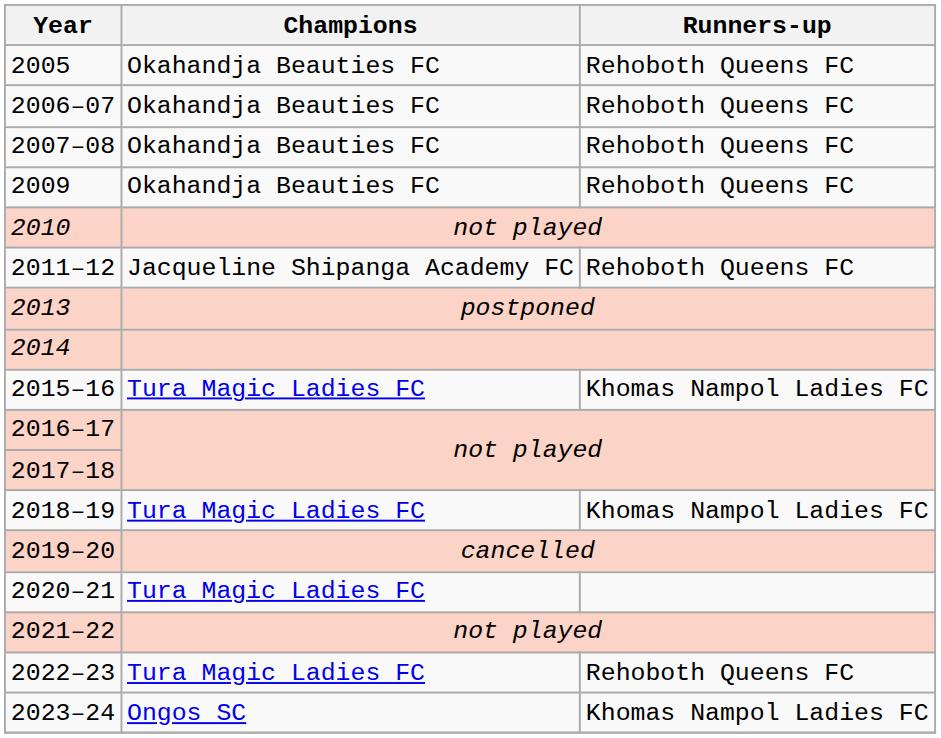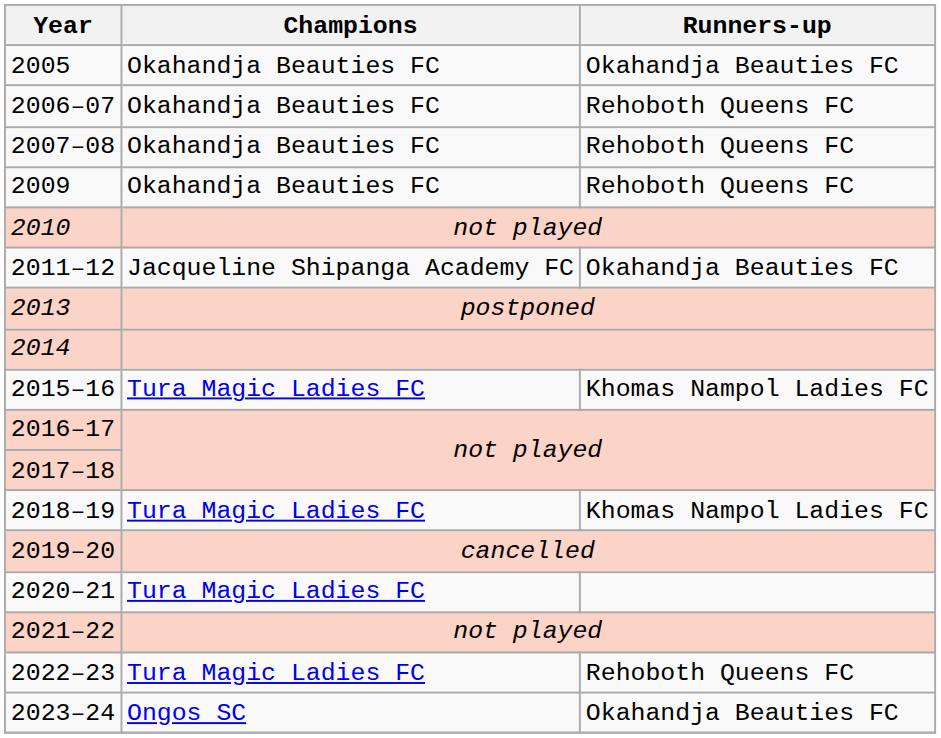(720, 66) Rehoboth Queens FC -> (742, 66) Okahandja Beauties FC
(720, 268) Rehoboth Queens FC -> (742, 268) Okahandja Beauties FC
(757, 713) Khomas Nampol Ladies FC -> (742, 713) Okahandja Beauties FC
